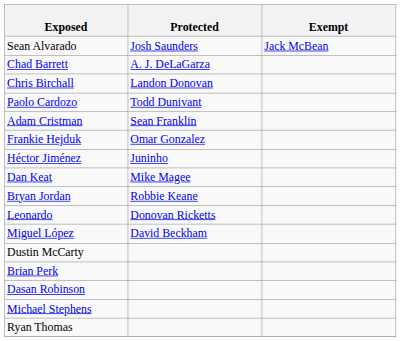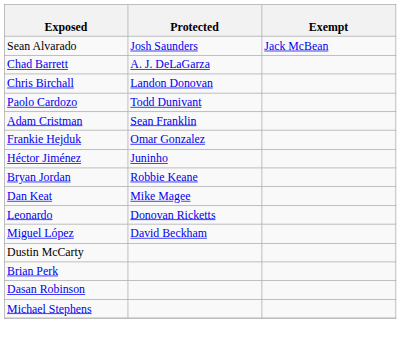rows swapped: (39, 196) <-> (30, 177)
- row: (40, 327)
